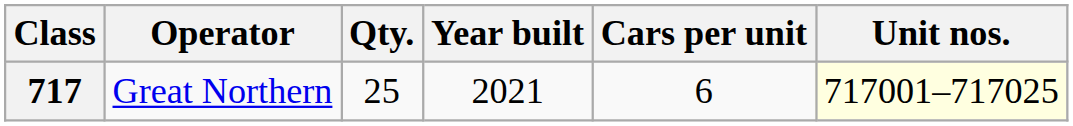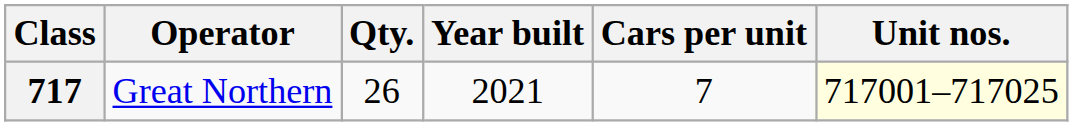(382, 90) 25 -> (382, 90) 26
(704, 90) 6 -> (704, 90) 7
